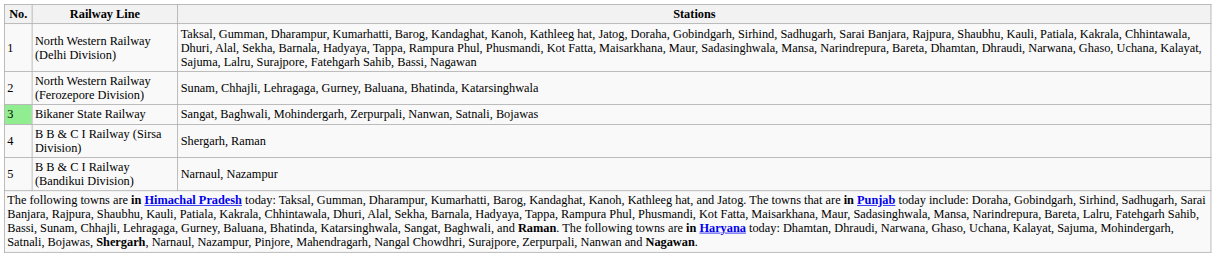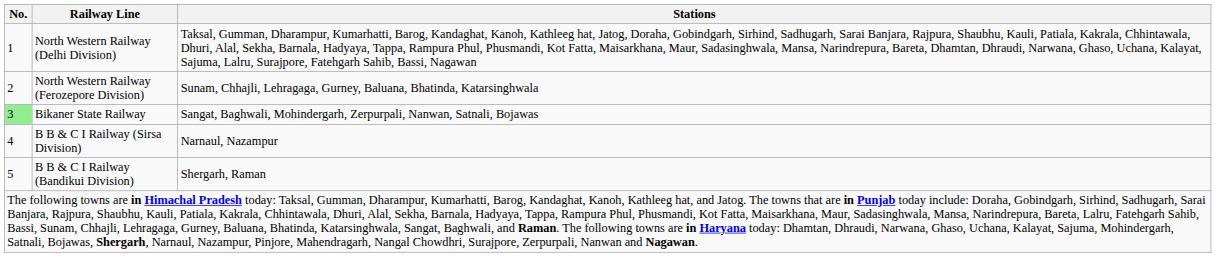(223, 140) Shergarh, Raman -> (229, 140) Narnaul, Nazampur
(229, 174) Narnaul, Nazampur -> (223, 174) Shergarh, Raman
